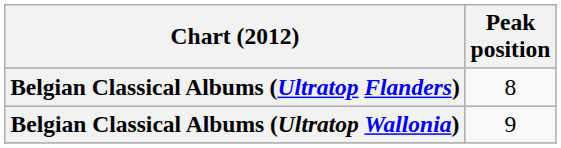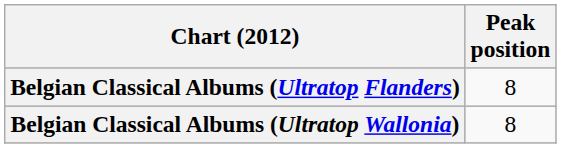(510, 124) 9 -> (510, 124) 8
